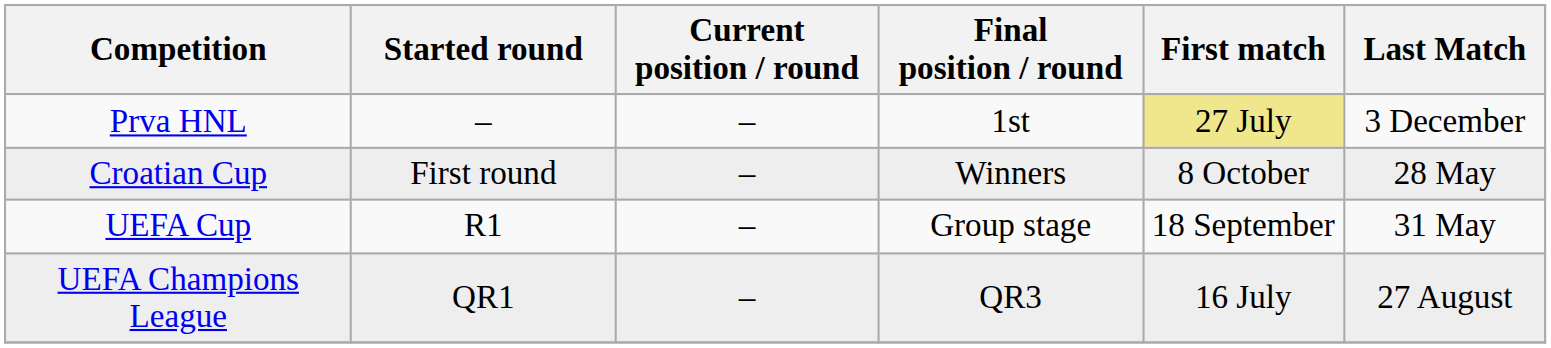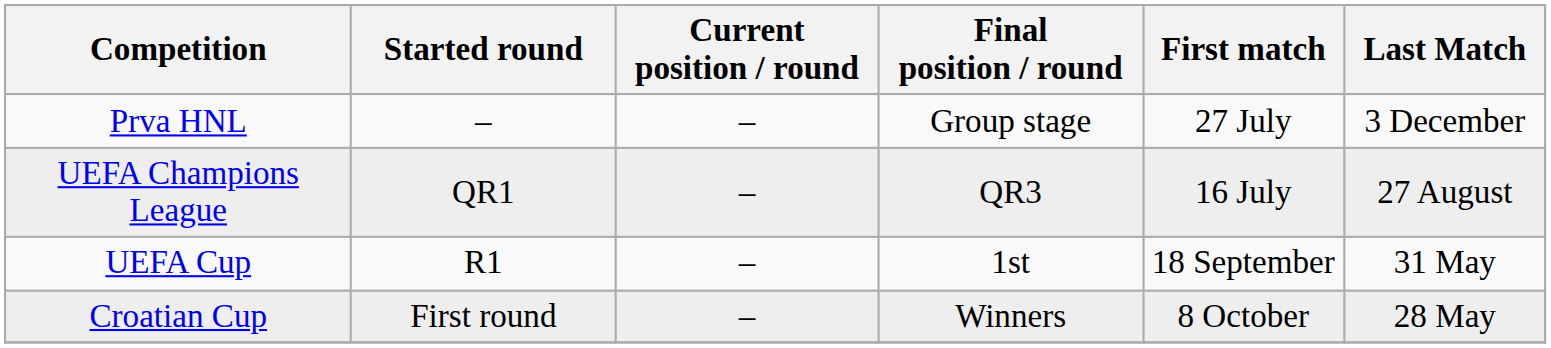(1011, 120) 1st -> (1011, 120) Group stage
(1243, 120) khaki background -> (1243, 120) no background
rows swapped: (178, 296) <-> (178, 173)
(1011, 225) Group stage -> (1011, 262) 1st
